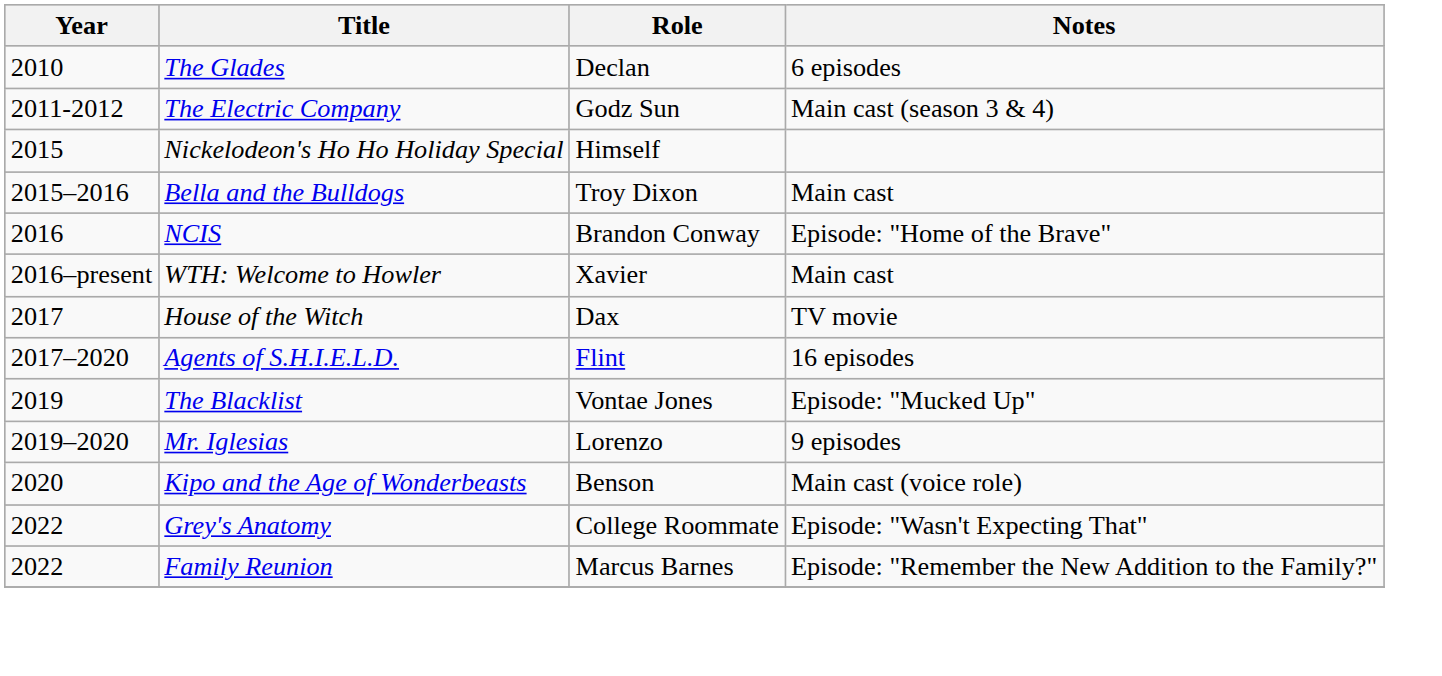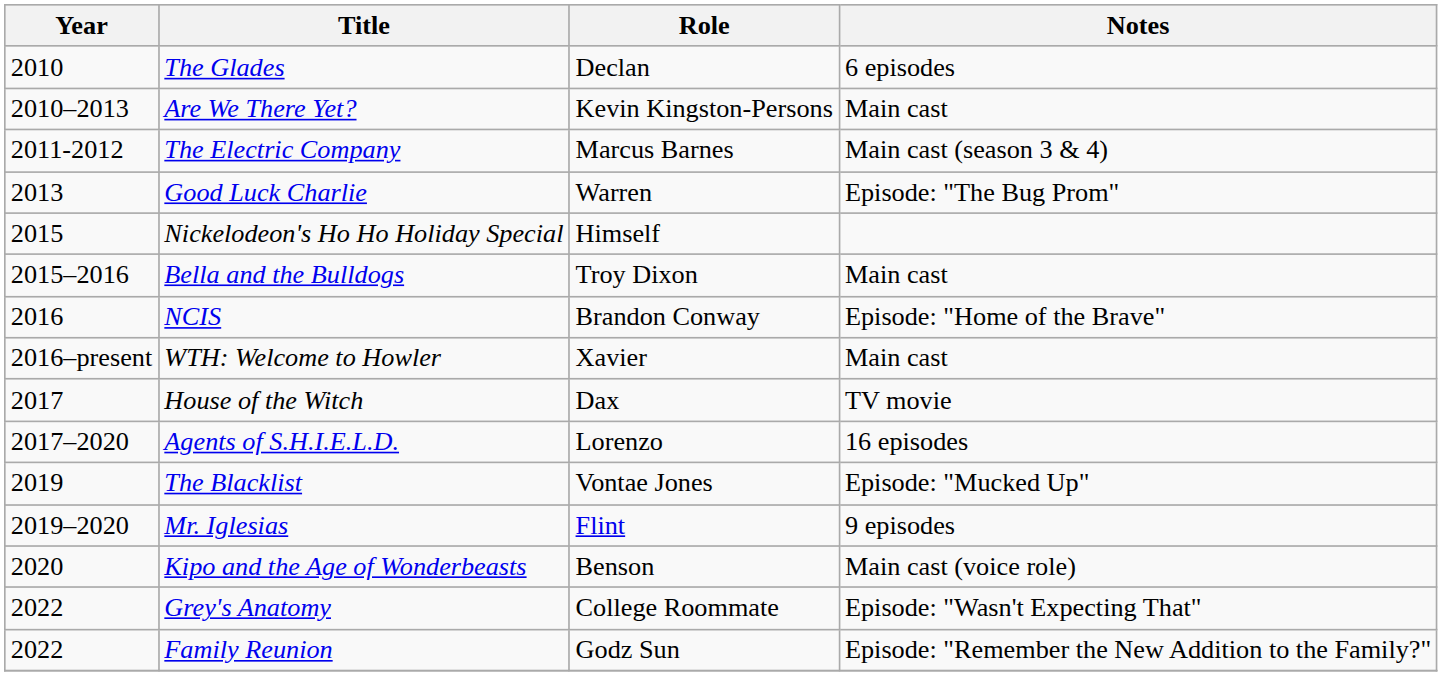+ row: (260, 108)
(628, 108) Godz Sun -> (655, 150) Marcus Barnes
+ row: (266, 191)
(600, 358) Flint -> (619, 441) Lorenzo
(619, 441) Lorenzo -> (600, 524) Flint
(655, 566) Marcus Barnes -> (628, 649) Godz Sun
